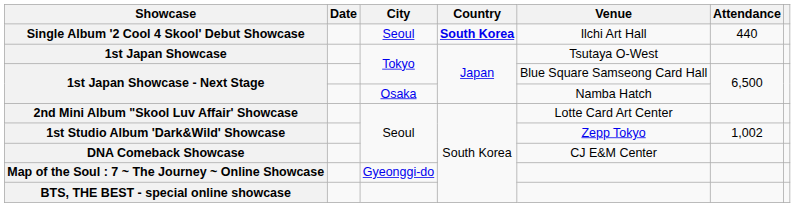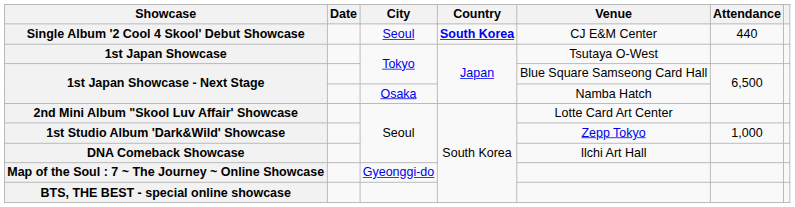(614, 34) Ilchi Art Hall -> (614, 34) CJ E&M Center
(747, 133) 1,002 -> (747, 133) 1,000
(614, 152) CJ E&M Center -> (614, 152) Ilchi Art Hall
